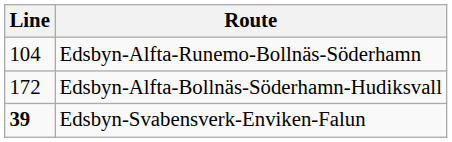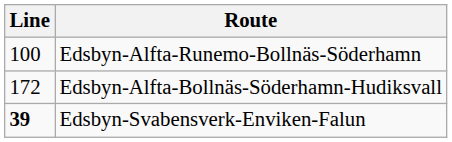(25, 53) 104 -> (25, 53) 100
